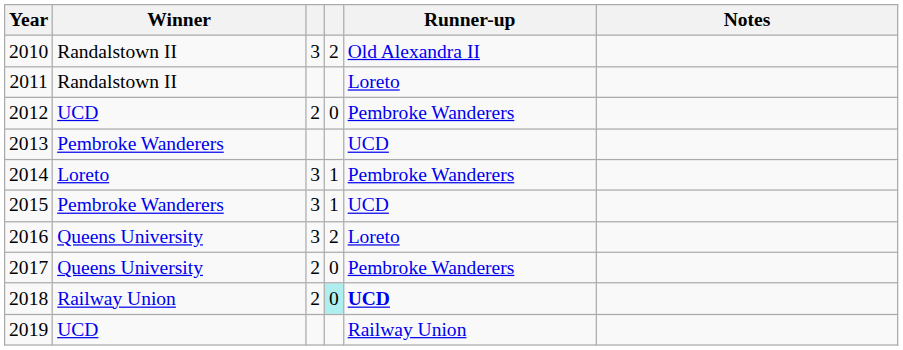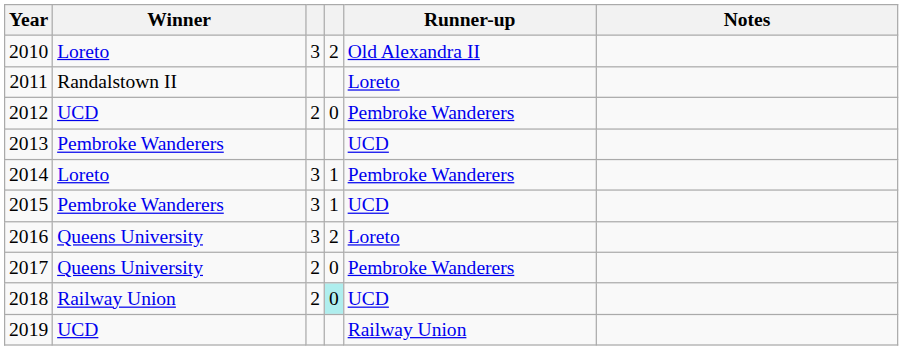(117, 50) Randalstown II -> (83, 50) Loreto
(369, 298) bold -> (368, 298) normal
